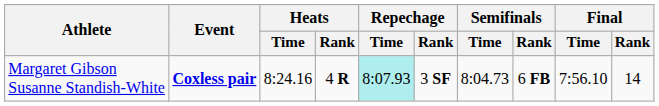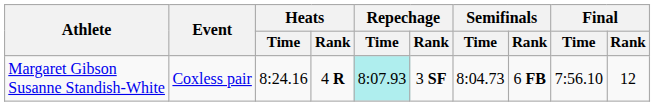(214, 78) bold -> (212, 78) normal
(633, 78) 14 -> (628, 78) 12
